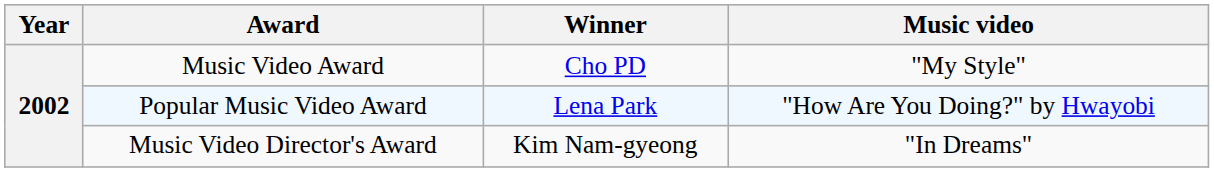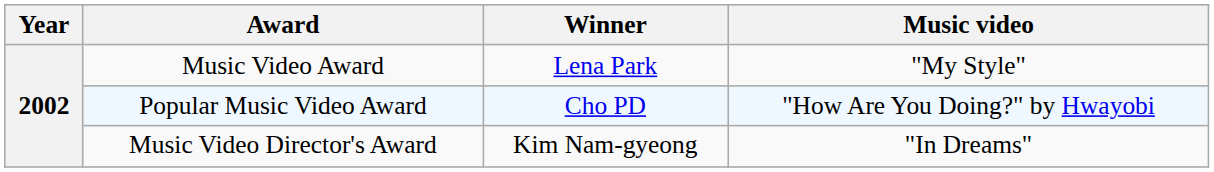(605, 65) Cho PD -> (605, 65) Lena Park
(605, 105) Lena Park -> (605, 105) Cho PD
